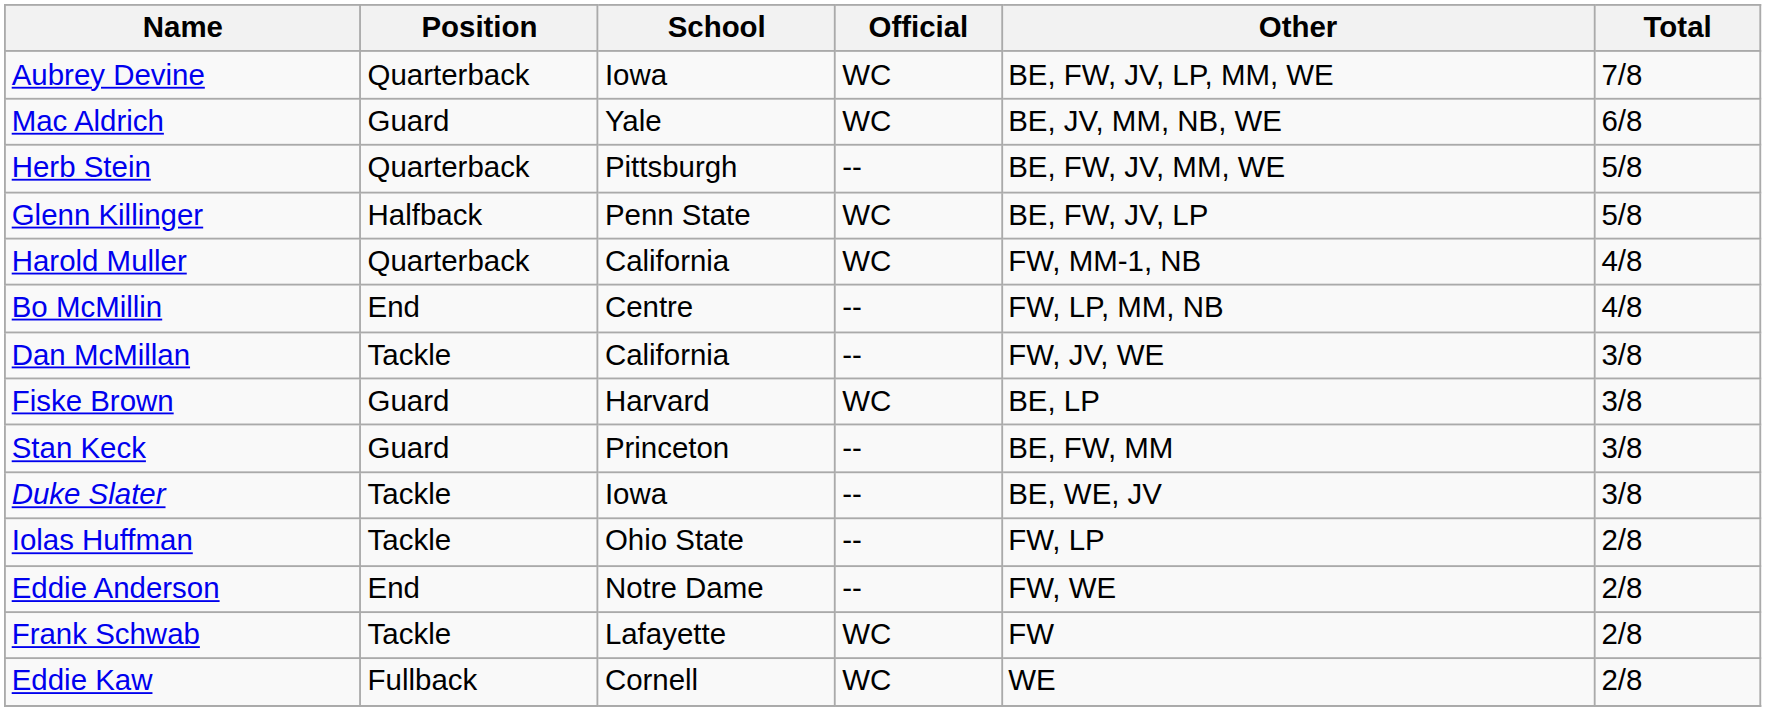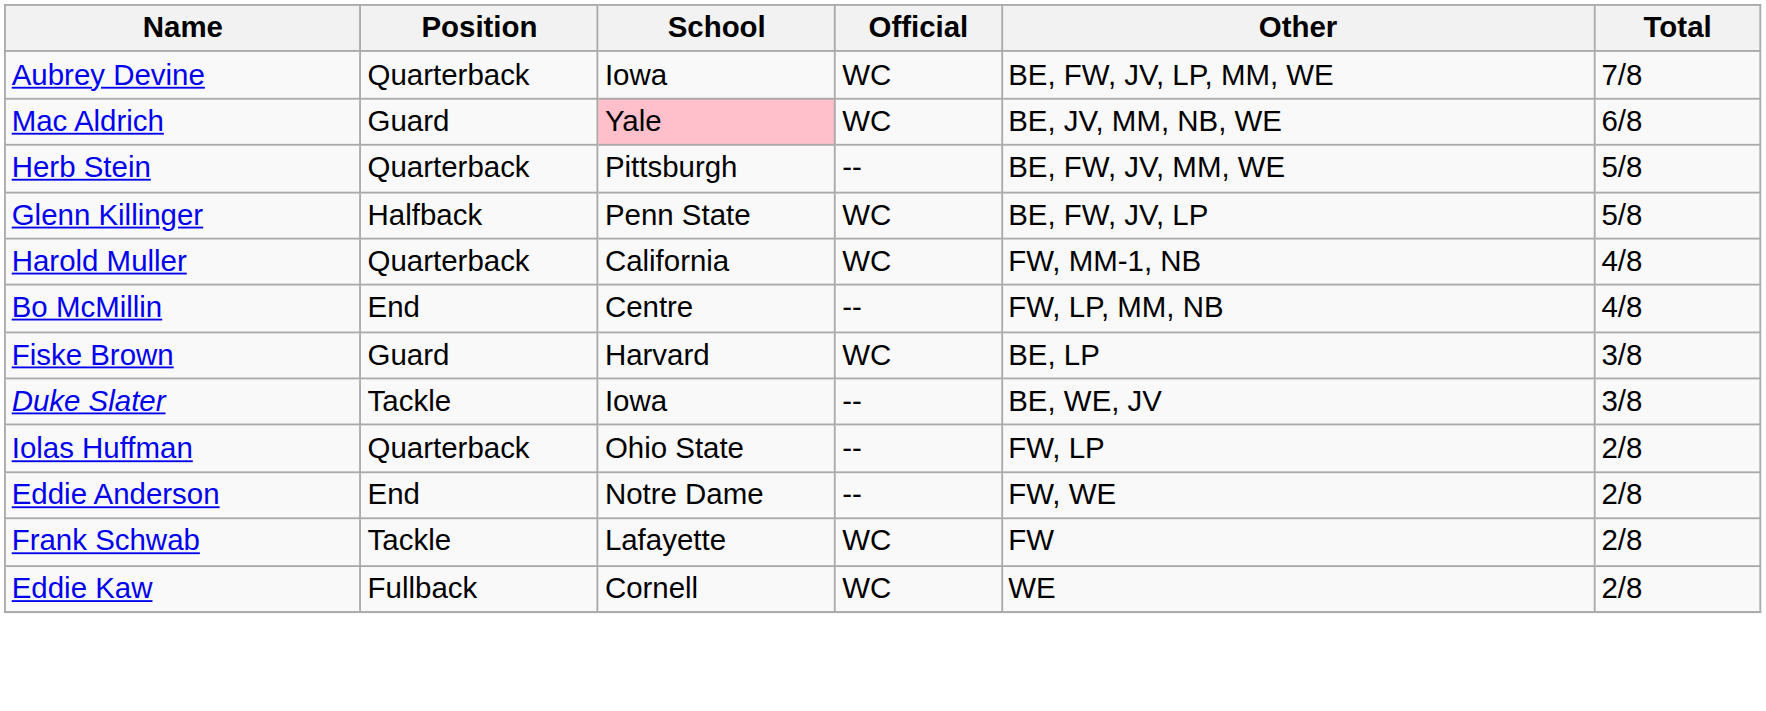(633, 121) no background -> (633, 121) pink background
- row: (101, 354)
- row: (79, 448)
(409, 541) Tackle -> (449, 448) Quarterback
